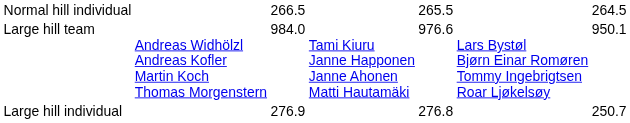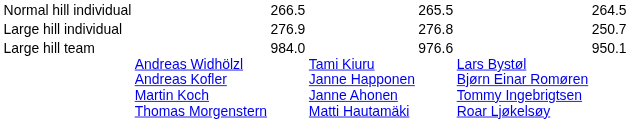rows swapped: (63, 111) <-> (49, 29)
